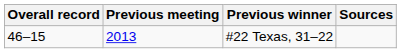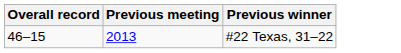- column: (366, 15)
